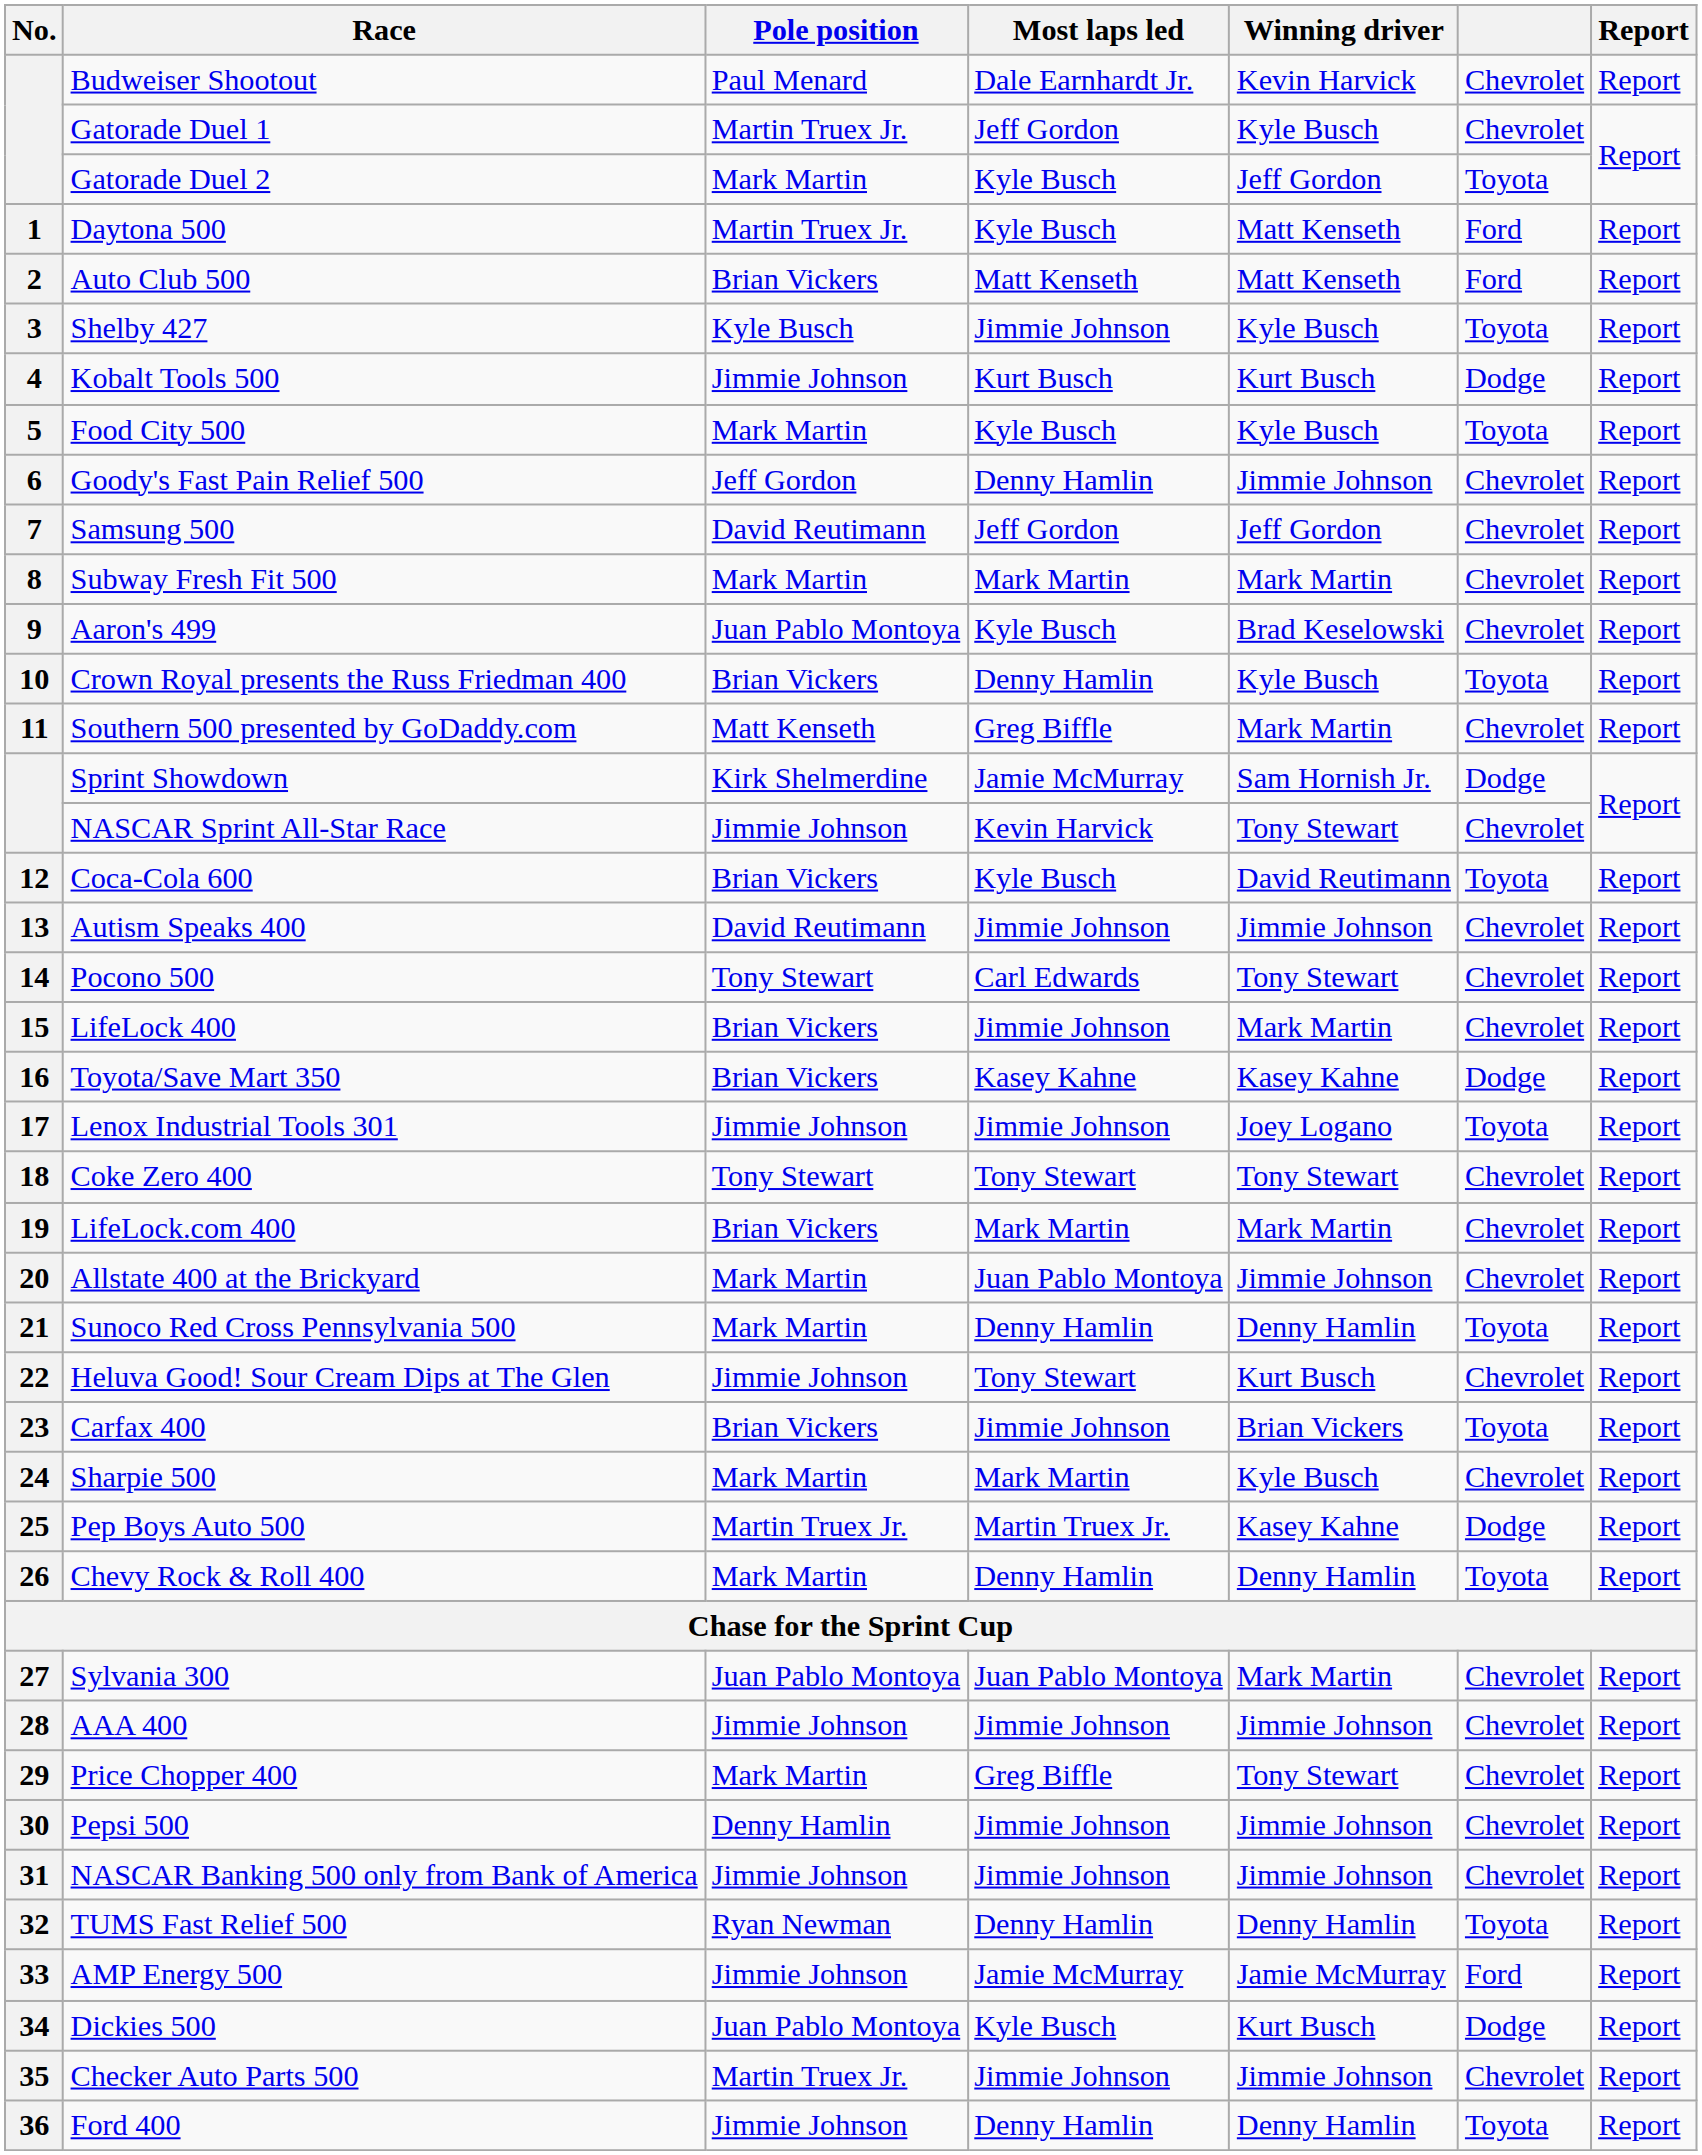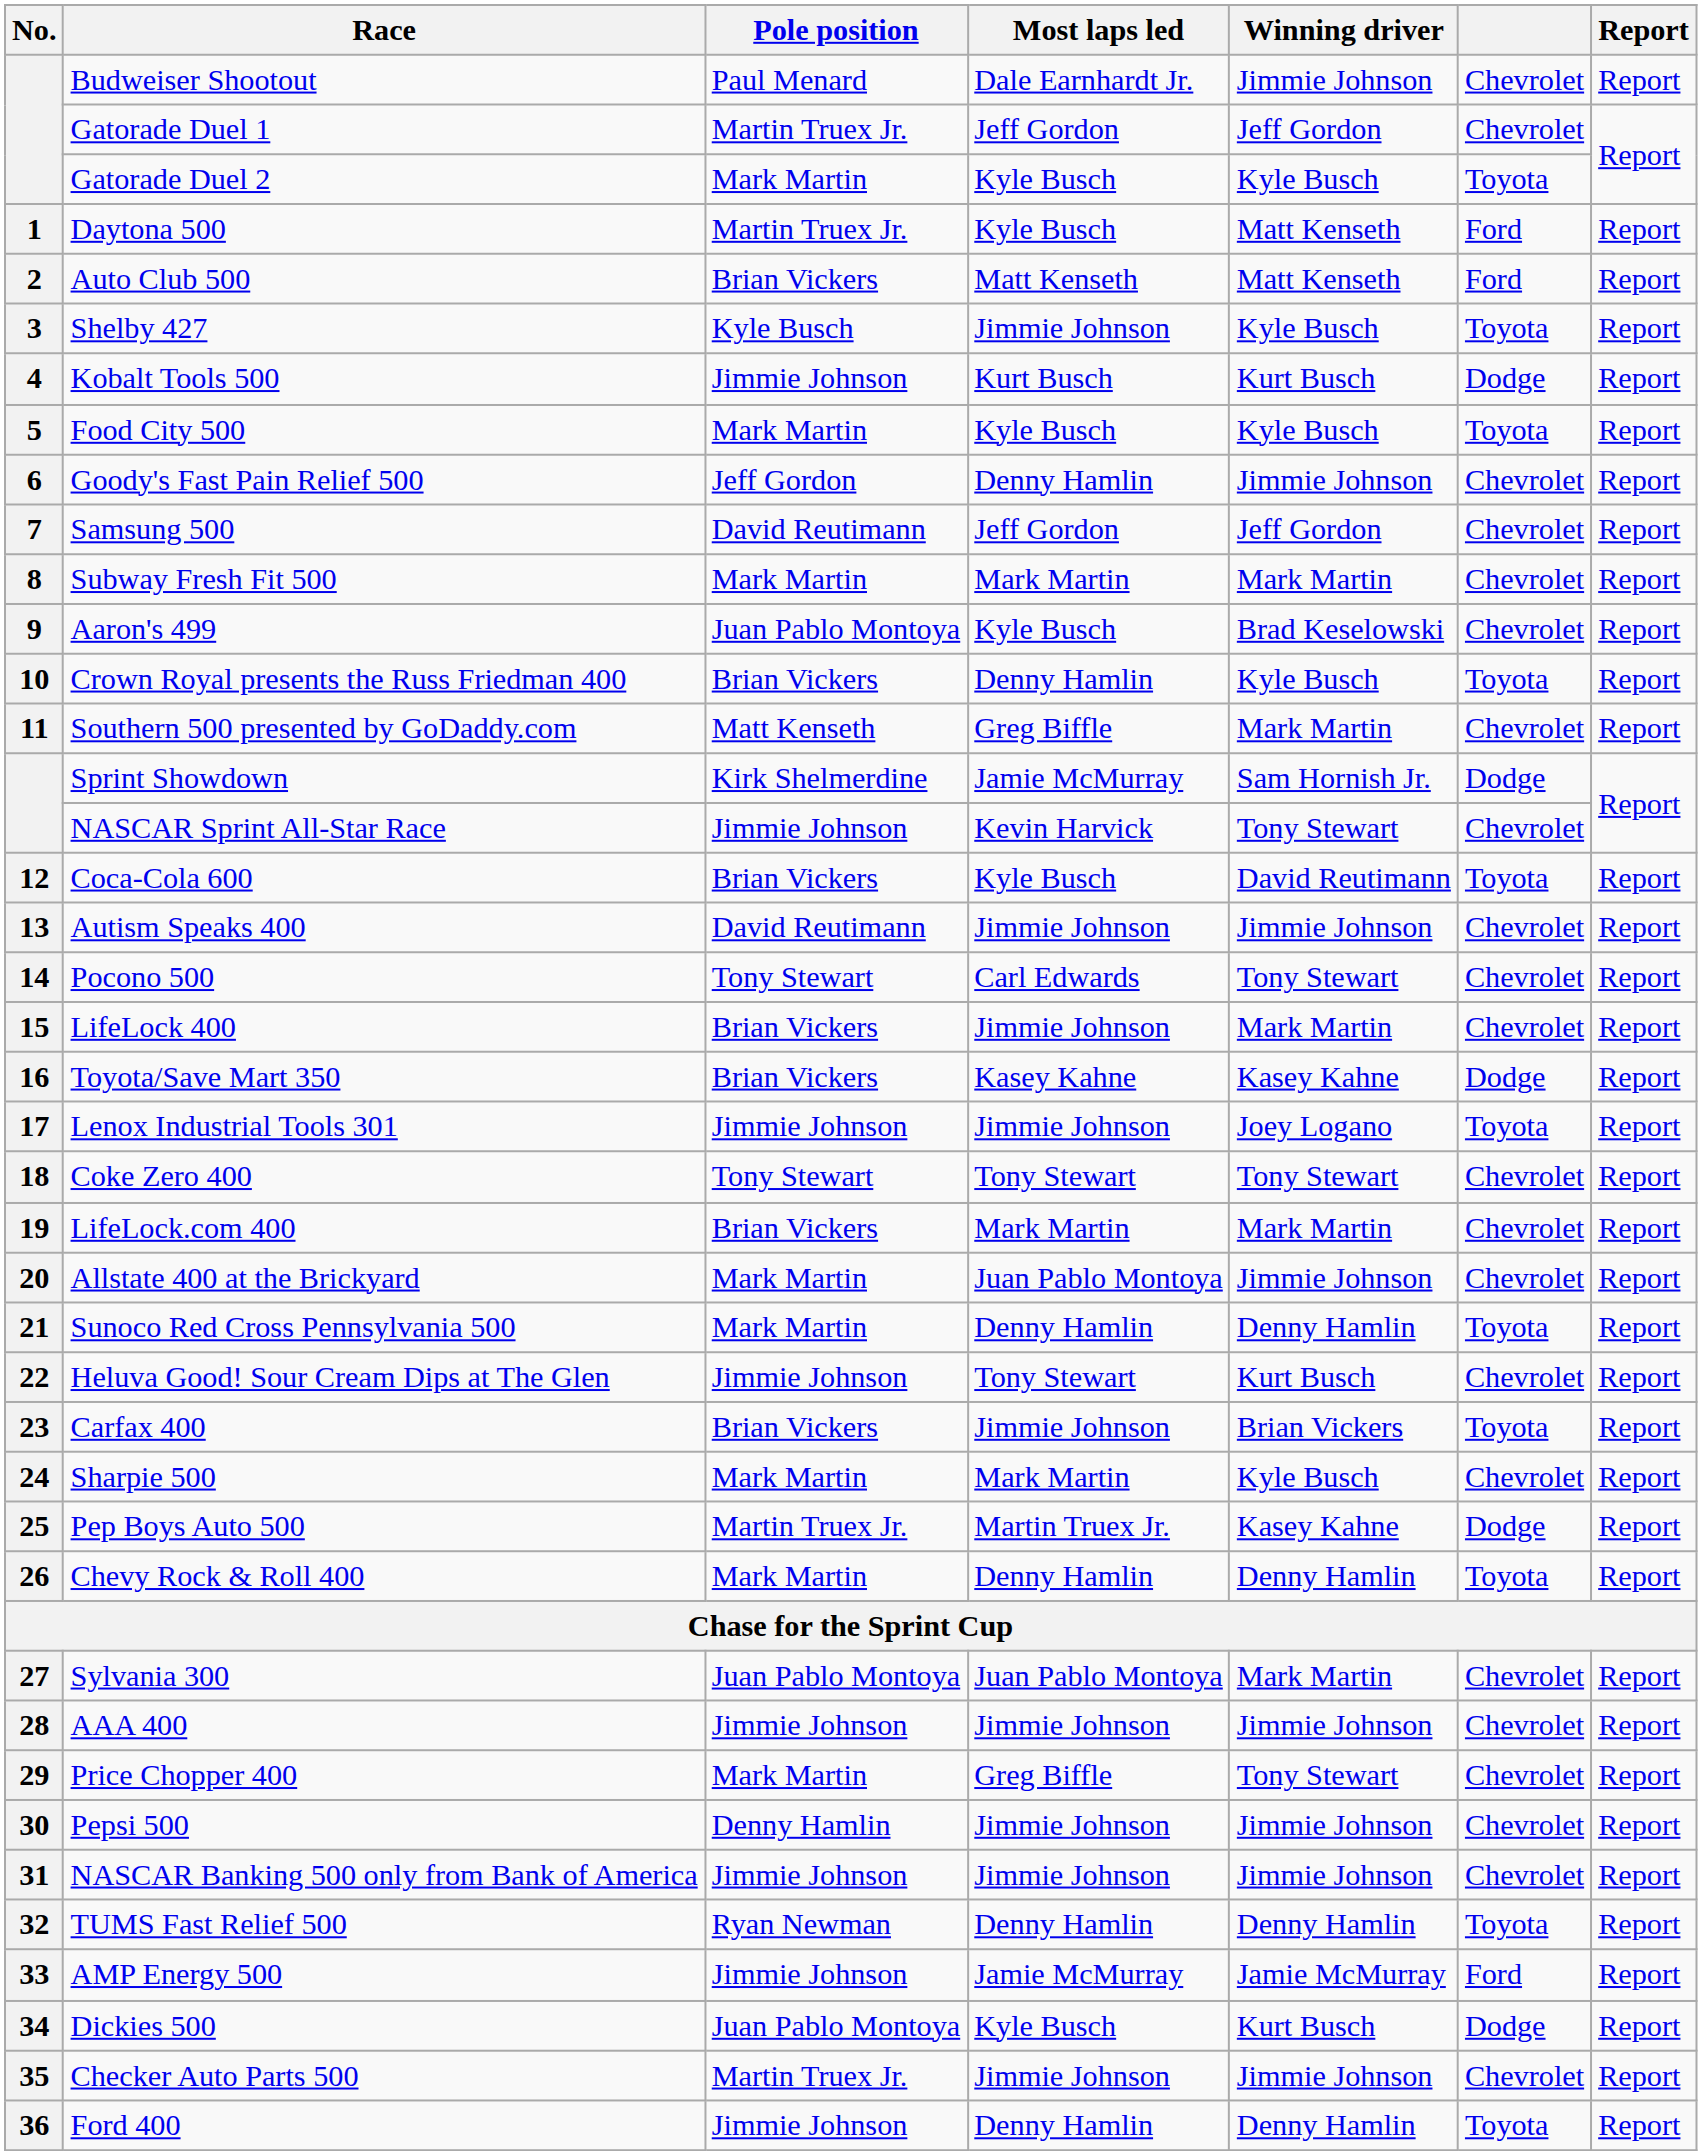(1326, 79) Kevin Harvick -> (1335, 79) Jimmie Johnson
(1308, 129) Kyle Busch -> (1309, 129) Jeff Gordon
(1309, 179) Jeff Gordon -> (1308, 179) Kyle Busch
